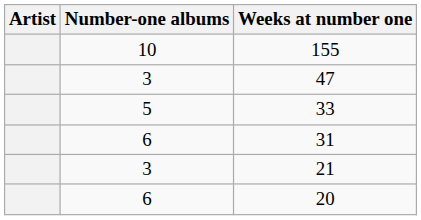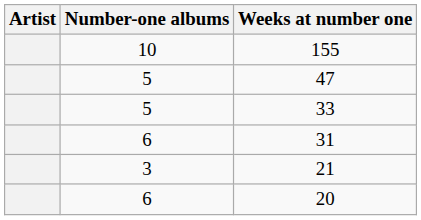(147, 79) 3 -> (147, 79) 5
